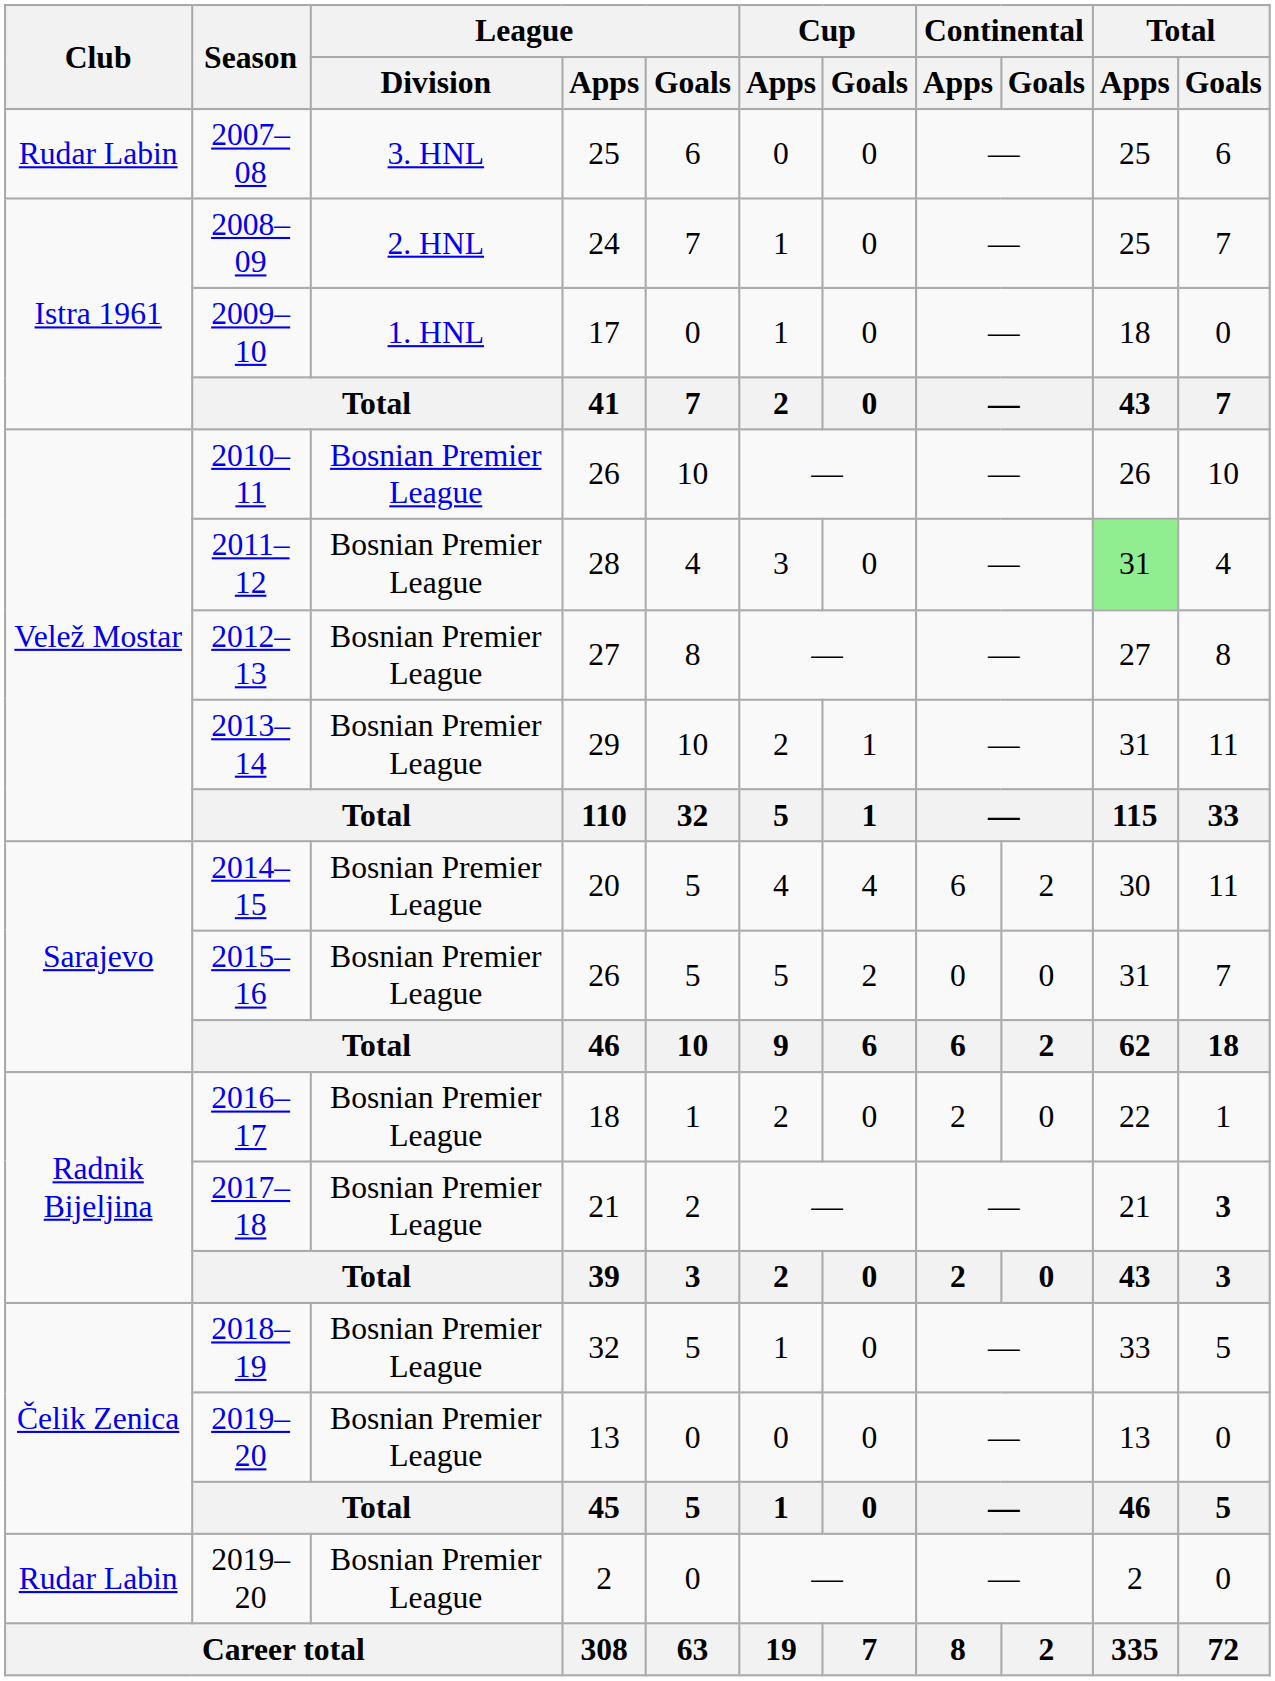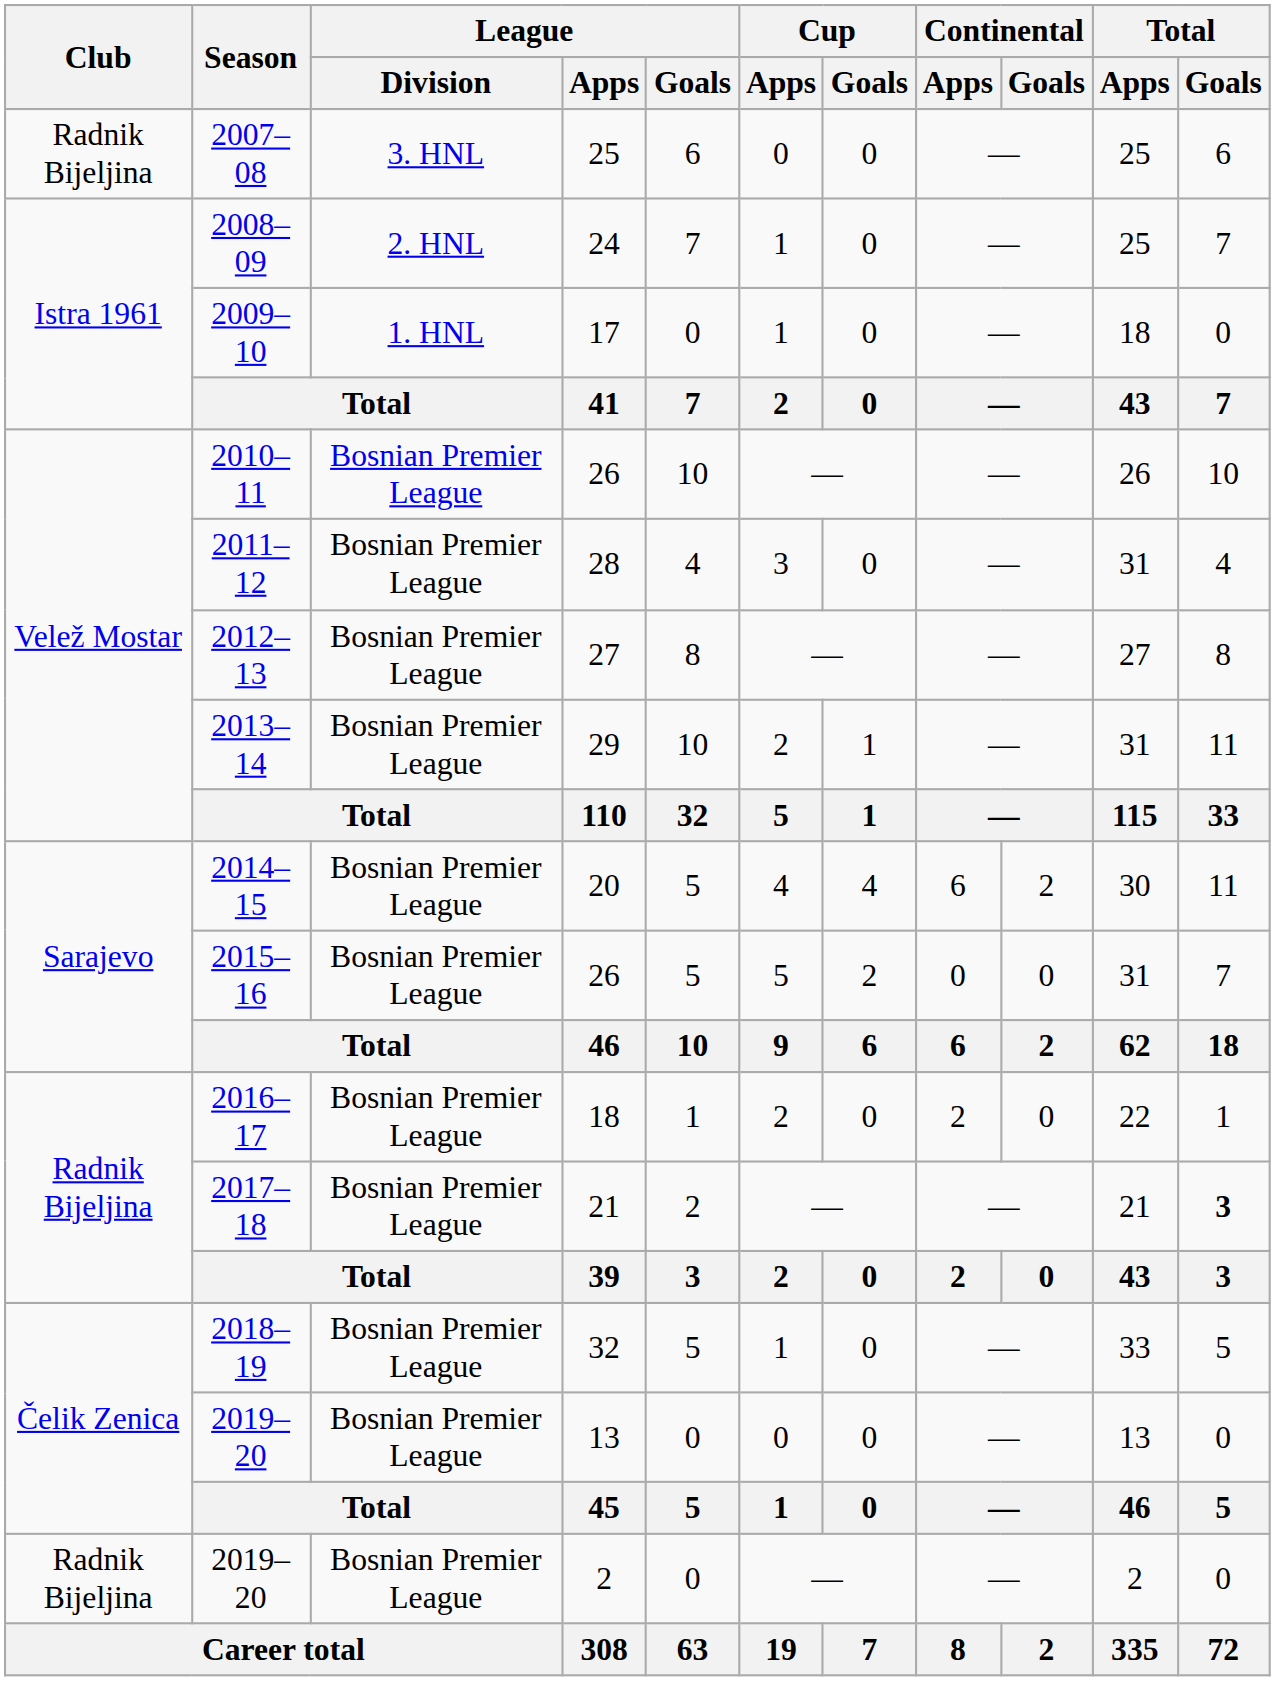(98, 153) Rudar Labin -> (98, 153) Radnik Bijeljina
(1135, 564) lightgreen background -> (1135, 564) no background
(98, 1578) Rudar Labin -> (98, 1578) Radnik Bijeljina
